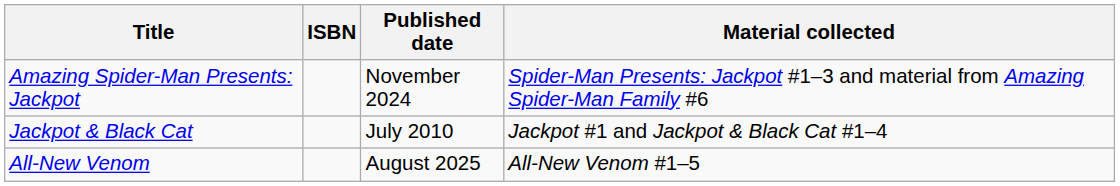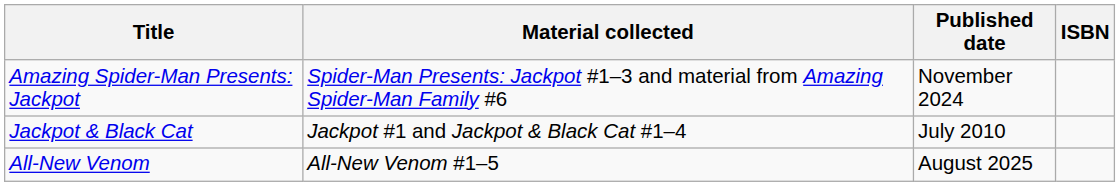columns swapped: (809, 32) <-> (332, 32)
